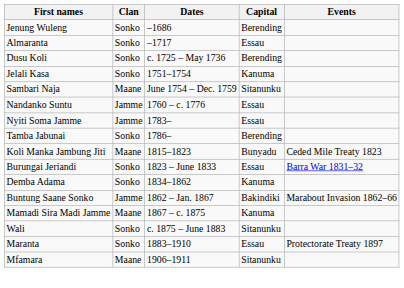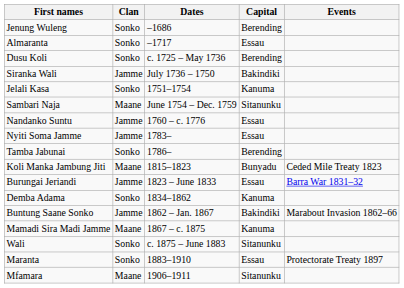+ row: (32, 74)
(127, 167) Sonko -> (129, 182) Jamme
